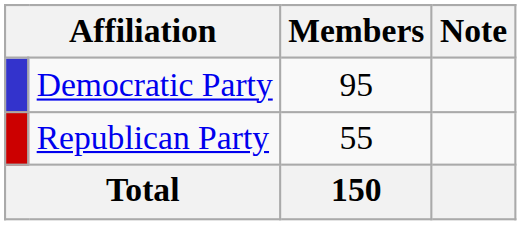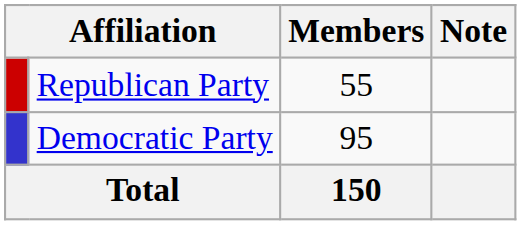rows swapped: (155, 84) <-> (153, 137)
